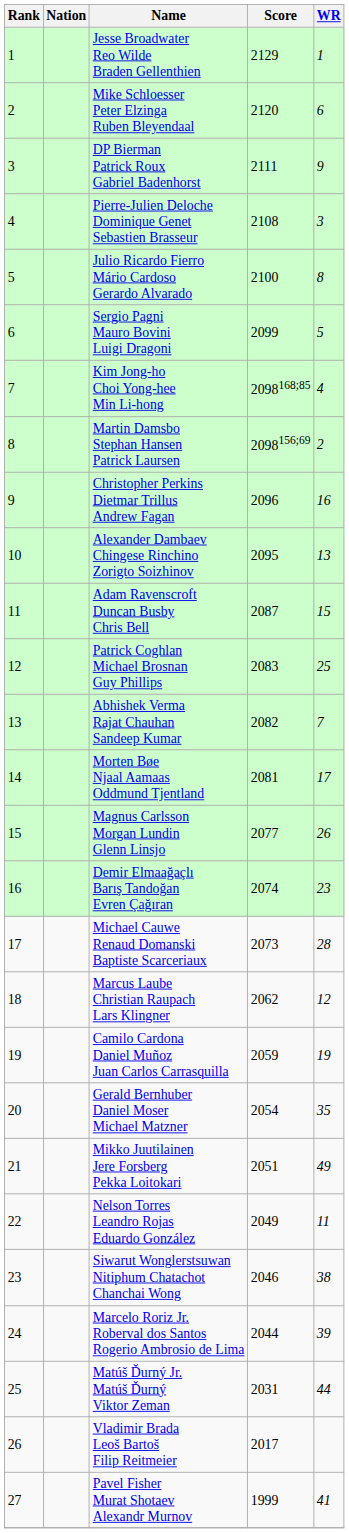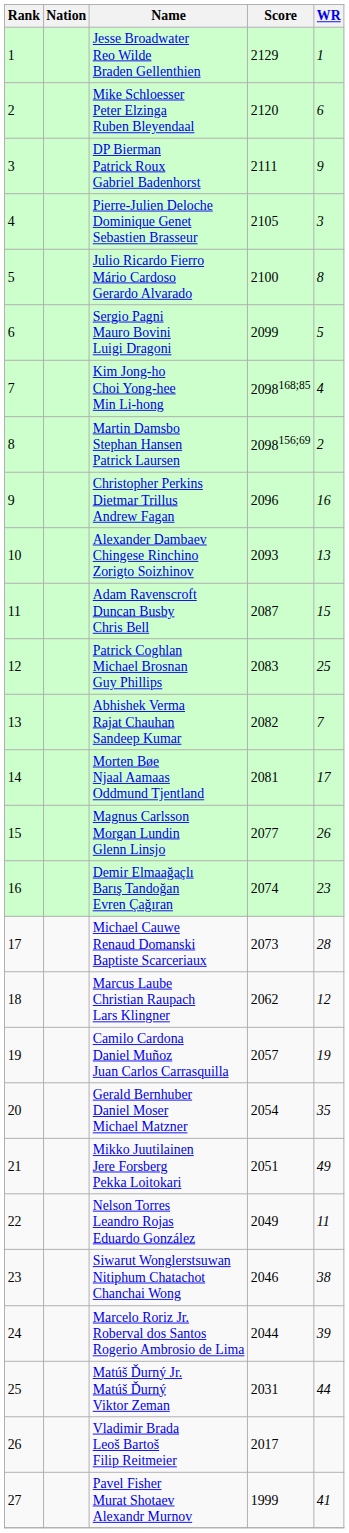(265, 221) 2108 -> (265, 221) 2105
(265, 555) 2095 -> (265, 555) 2093
(265, 1055) 2059 -> (265, 1055) 2057
